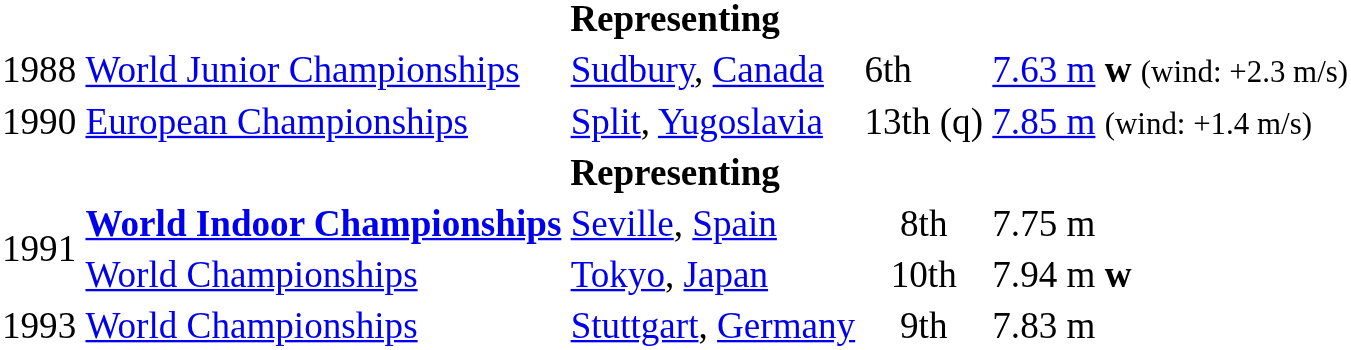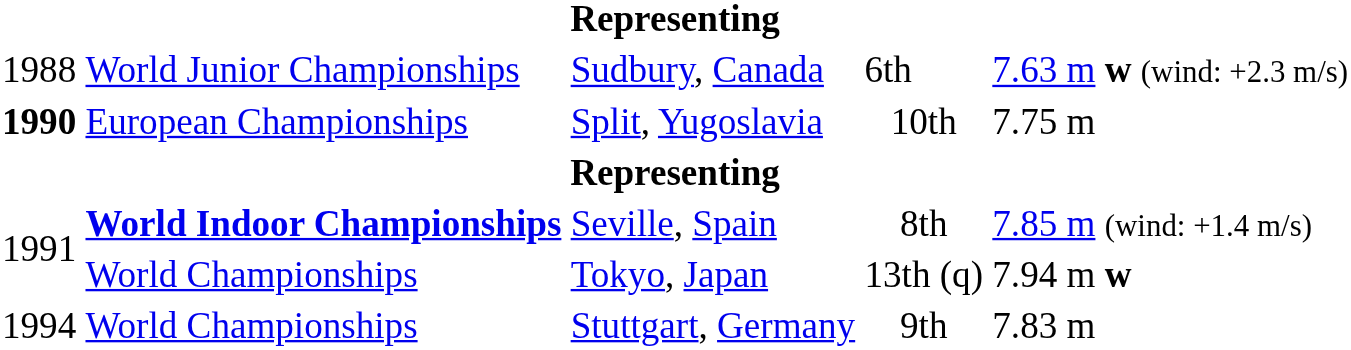(39, 121) normal -> (39, 121) bold
(924, 121) 13th (q) -> (924, 121) 10th
(1152, 121) 7.85 m (wind: +1.4 m/s) -> (1044, 121) 7.75 m
(1044, 223) 7.75 m -> (1152, 223) 7.85 m (wind: +1.4 m/s)
(924, 274) 10th -> (924, 274) 13th (q)
(39, 325) 1993 -> (39, 325) 1994
